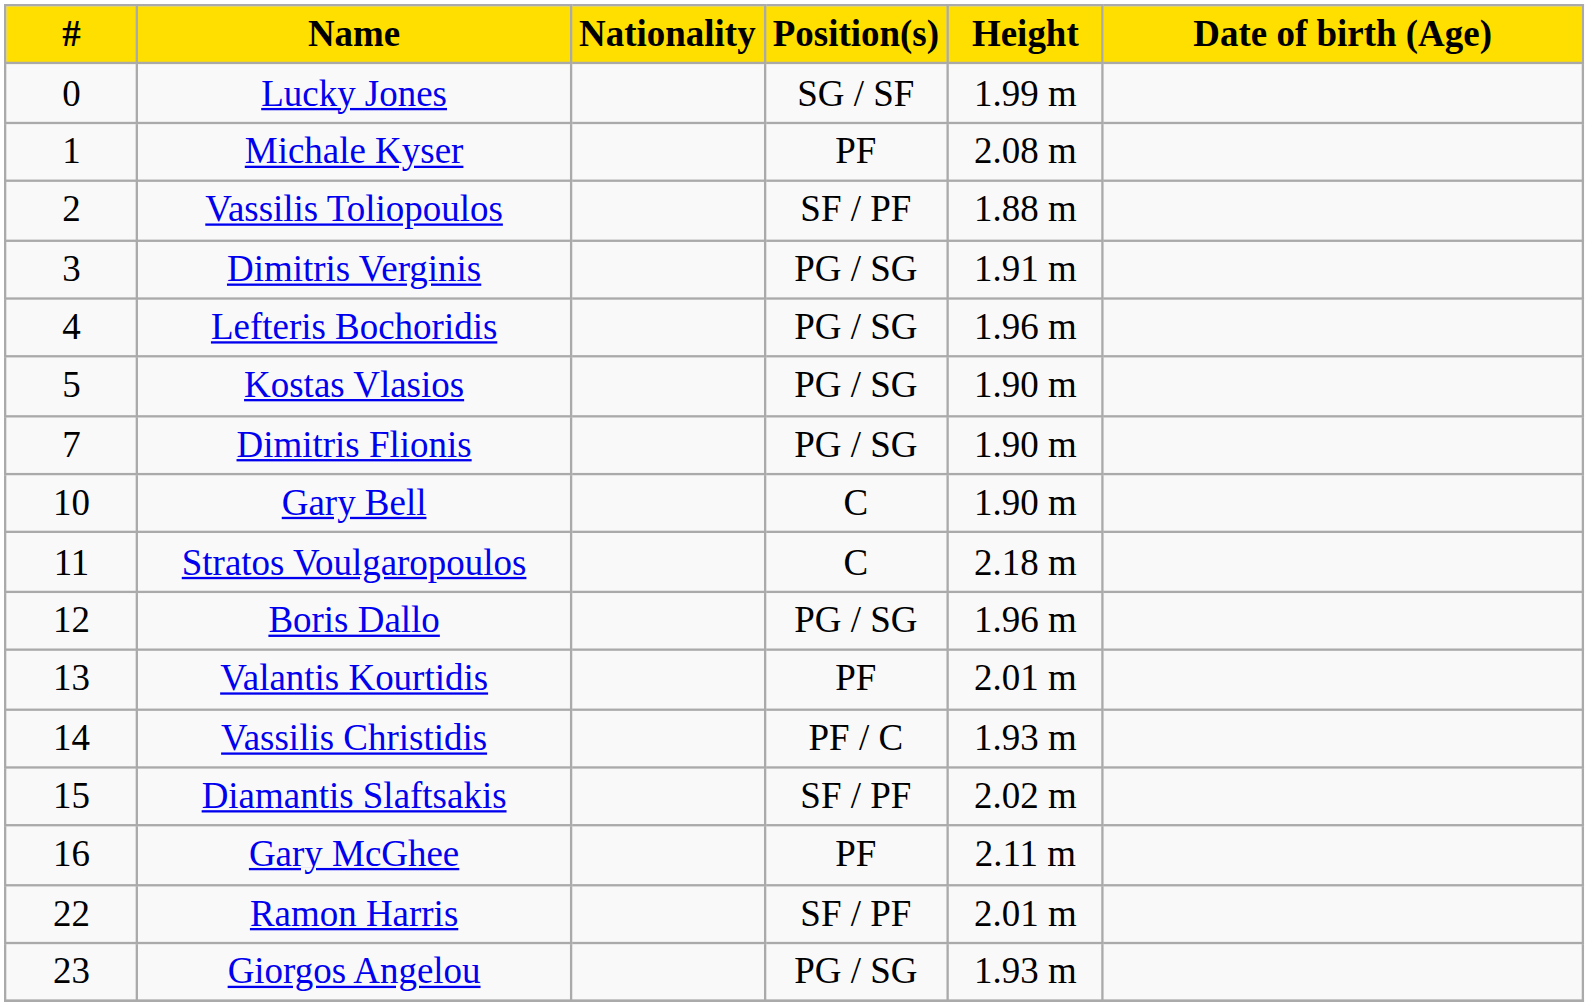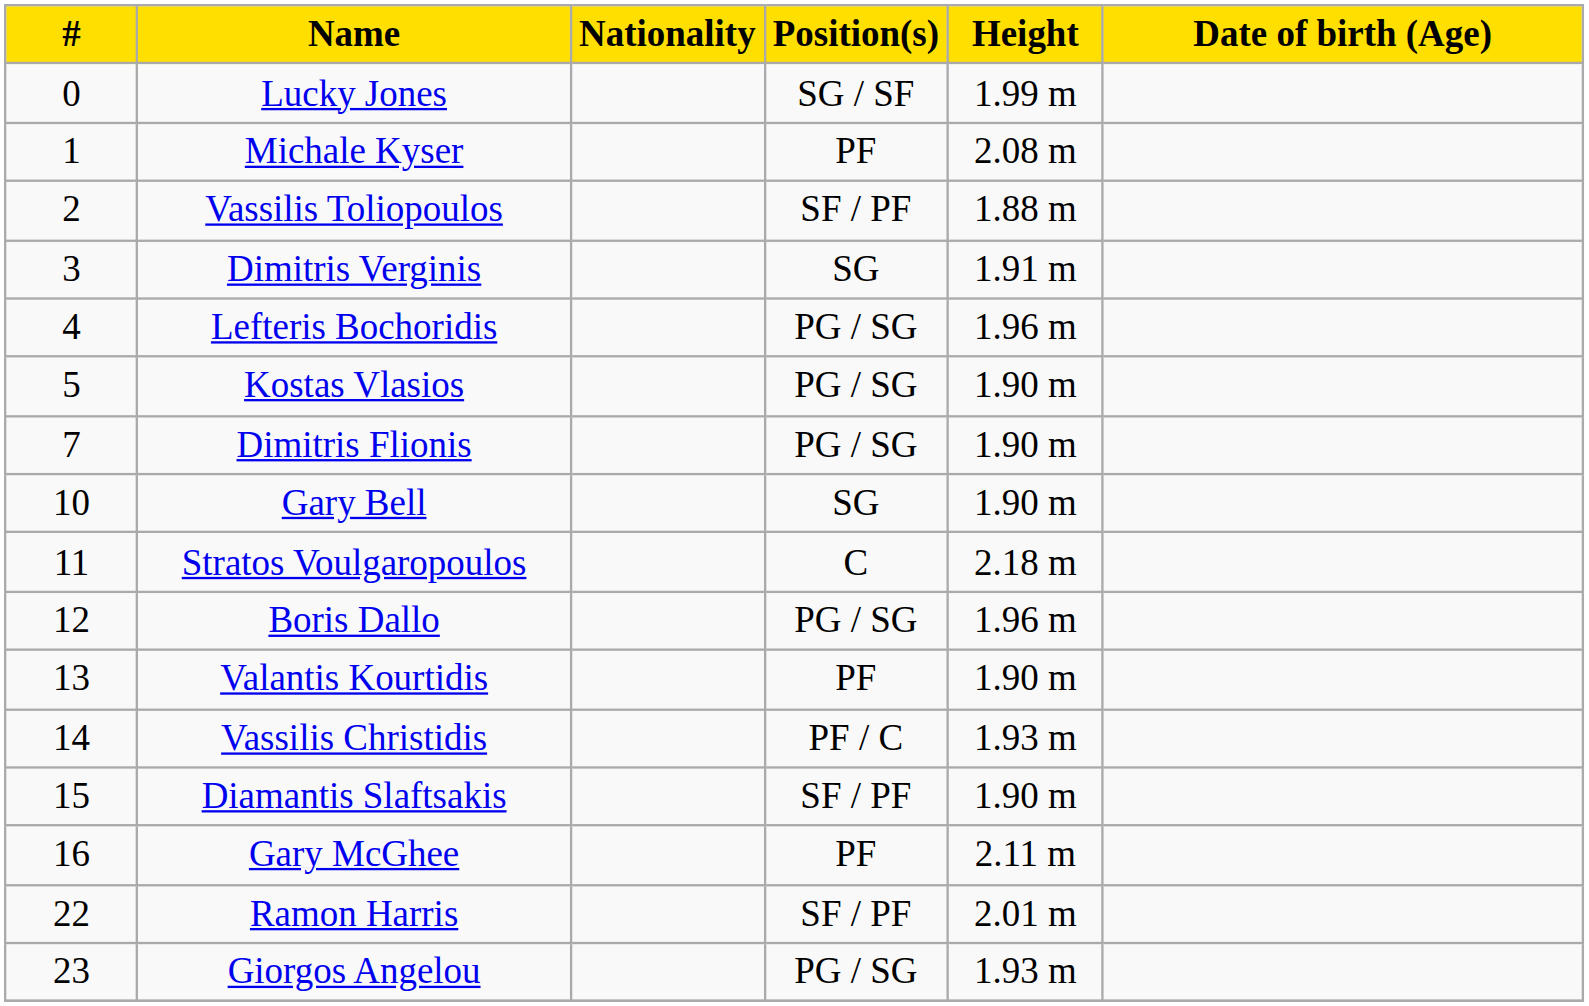(856, 268) PG / SG -> (856, 268) SG
(856, 502) C -> (856, 502) SG
(1025, 678) 2.01 m -> (1025, 678) 1.90 m
(1025, 795) 2.02 m -> (1025, 795) 1.90 m
